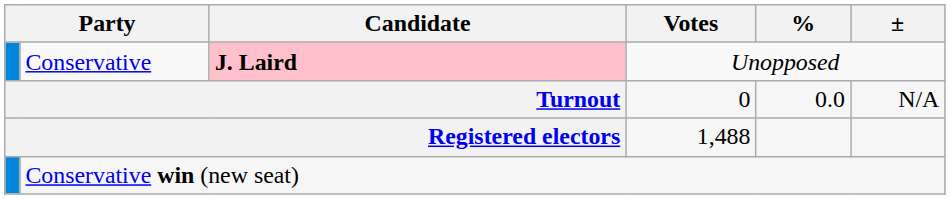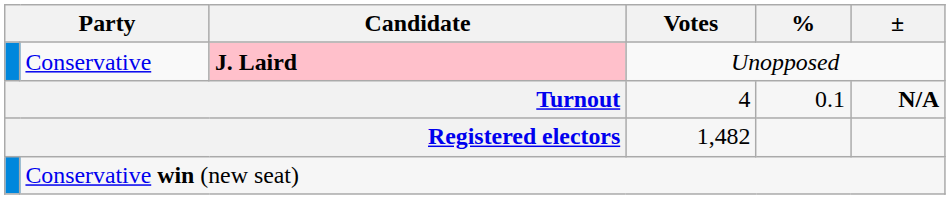(744, 99) 0 -> (744, 99) 4
(830, 99) 0.0 -> (830, 99) 0.1
(919, 99) normal -> (919, 99) bold
(724, 136) 1,488 -> (724, 136) 1,482
